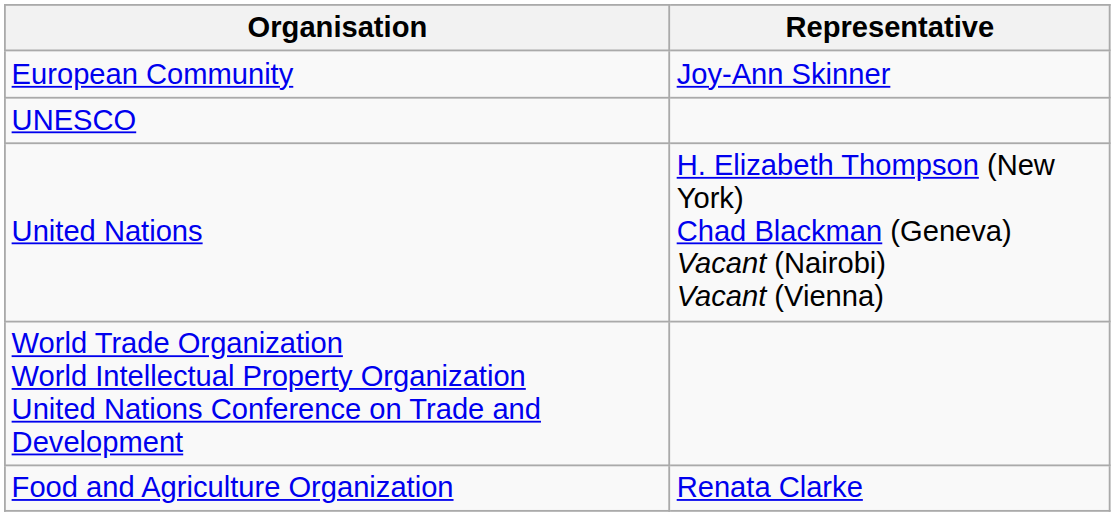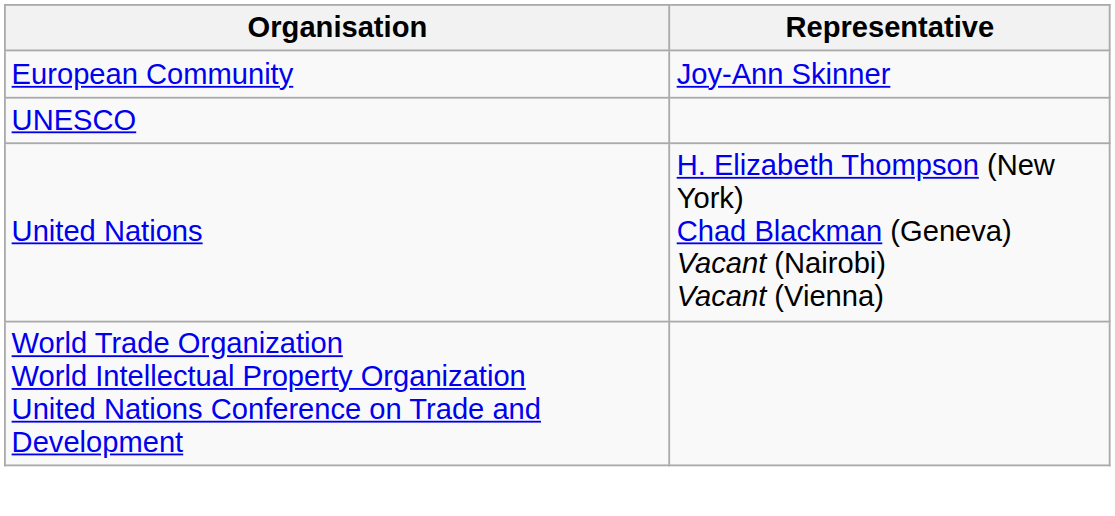- row: (233, 487)
